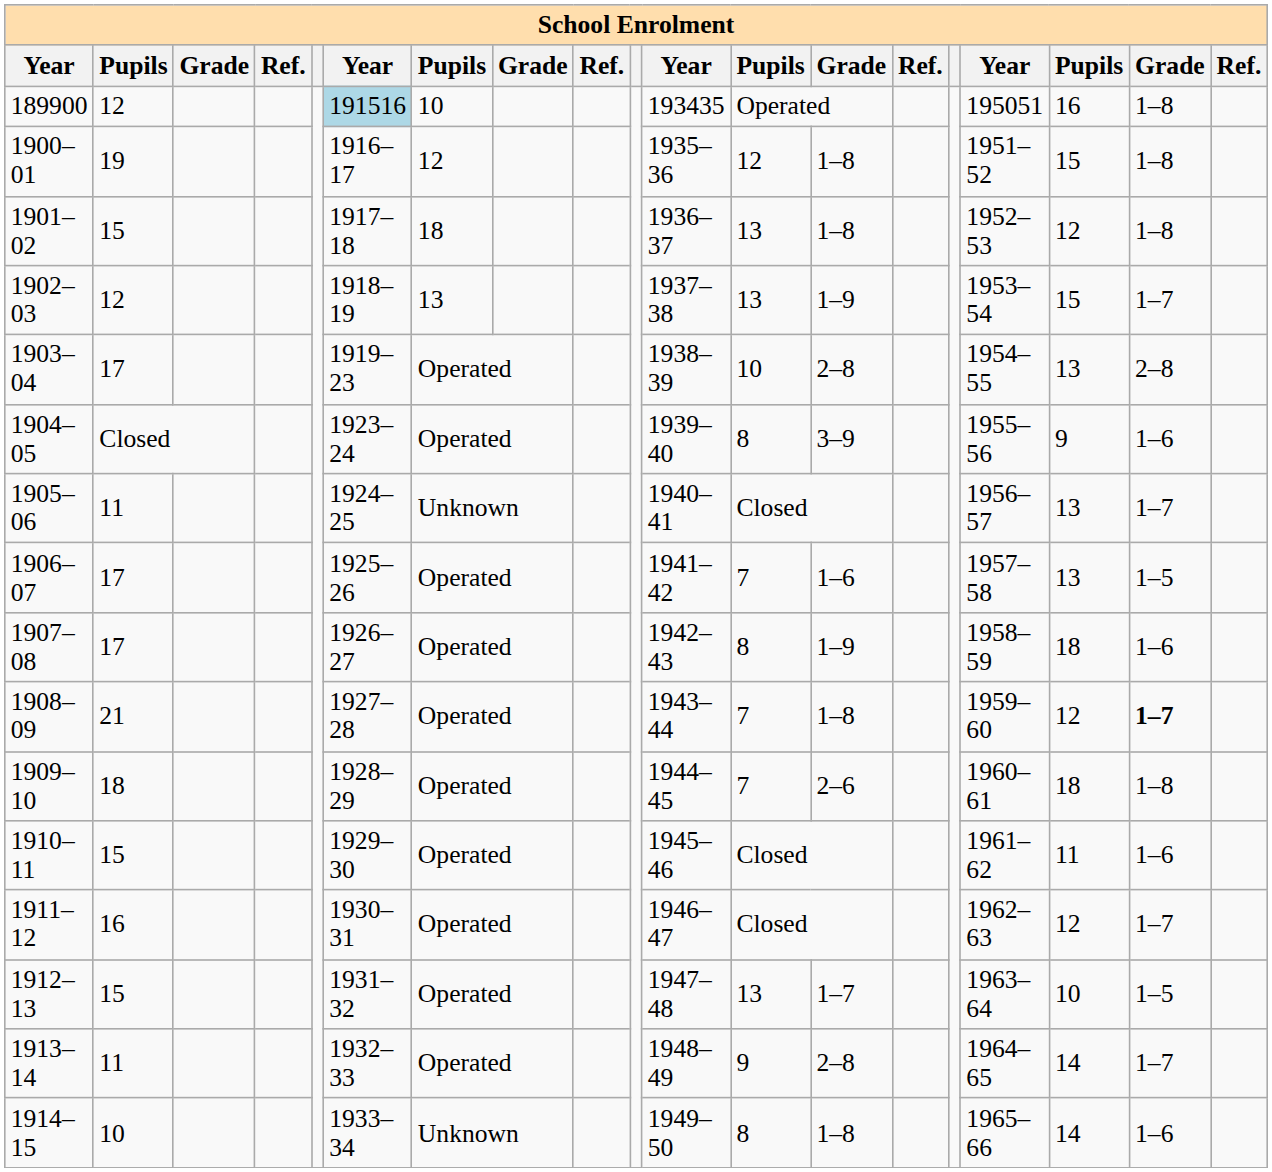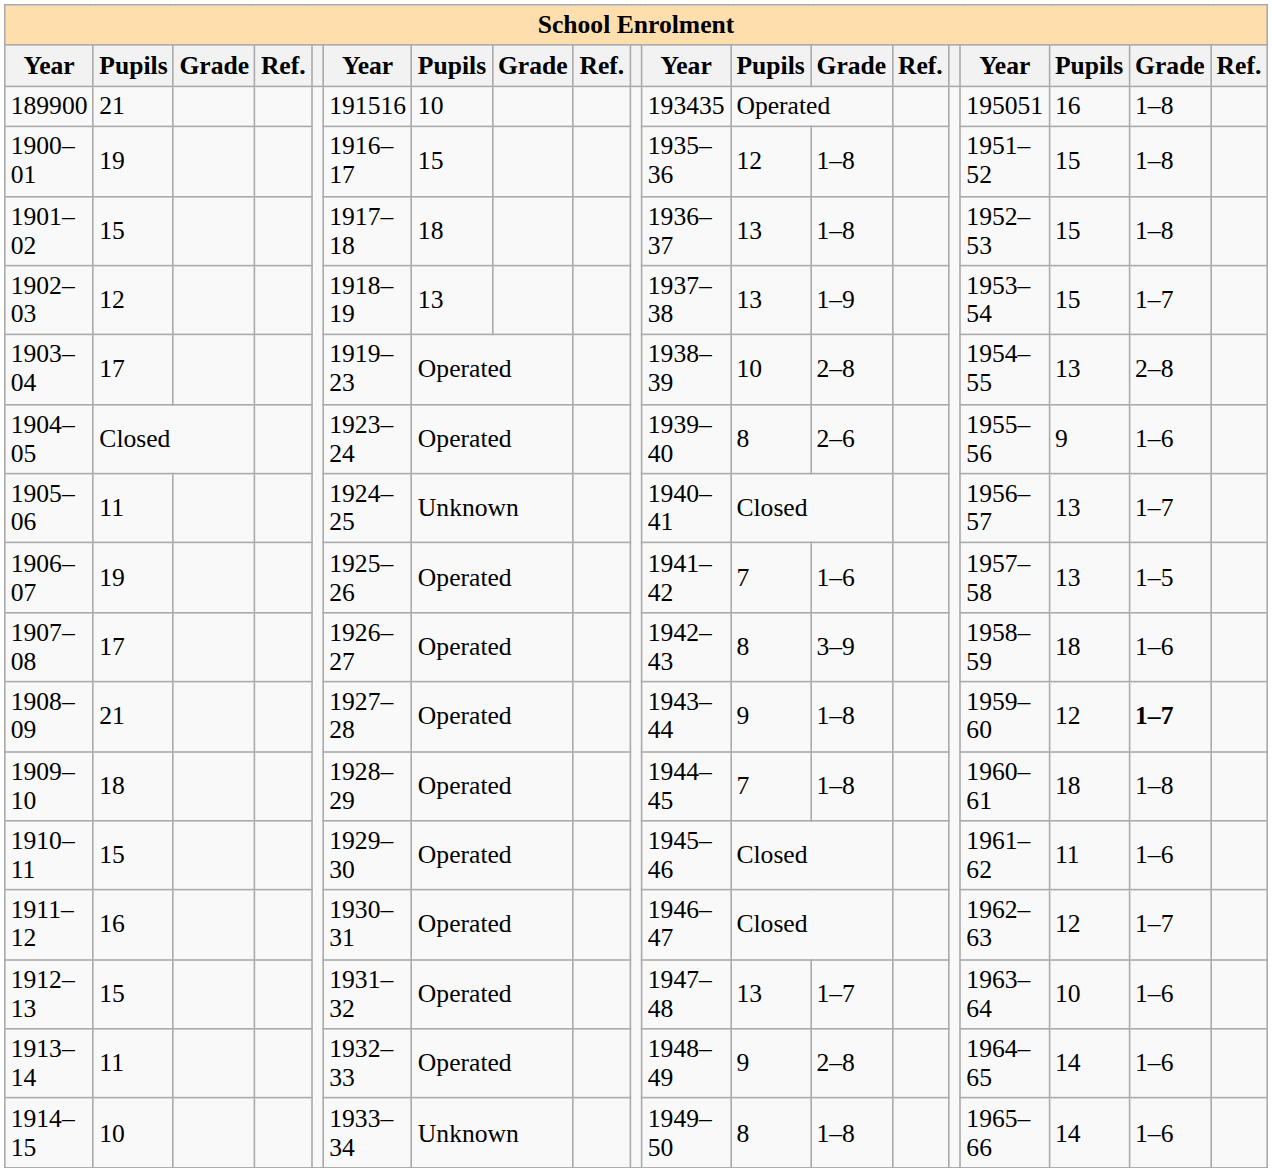(112, 106) 12 -> (112, 106) 21
(368, 106) lightblue background -> (368, 106) no background
(431, 161) 12 -> (431, 161) 15
(1068, 230) 12 -> (1068, 230) 15
(836, 438) 3–9 -> (836, 438) 2–6
(112, 577) 17 -> (112, 577) 19
(836, 646) 1–9 -> (836, 646) 3–9
(743, 716) 7 -> (743, 716) 9
(836, 785) 2–6 -> (836, 785) 1–8
(1154, 993) 1–5 -> (1154, 993) 1–6
(1154, 1063) 1–7 -> (1154, 1063) 1–6
